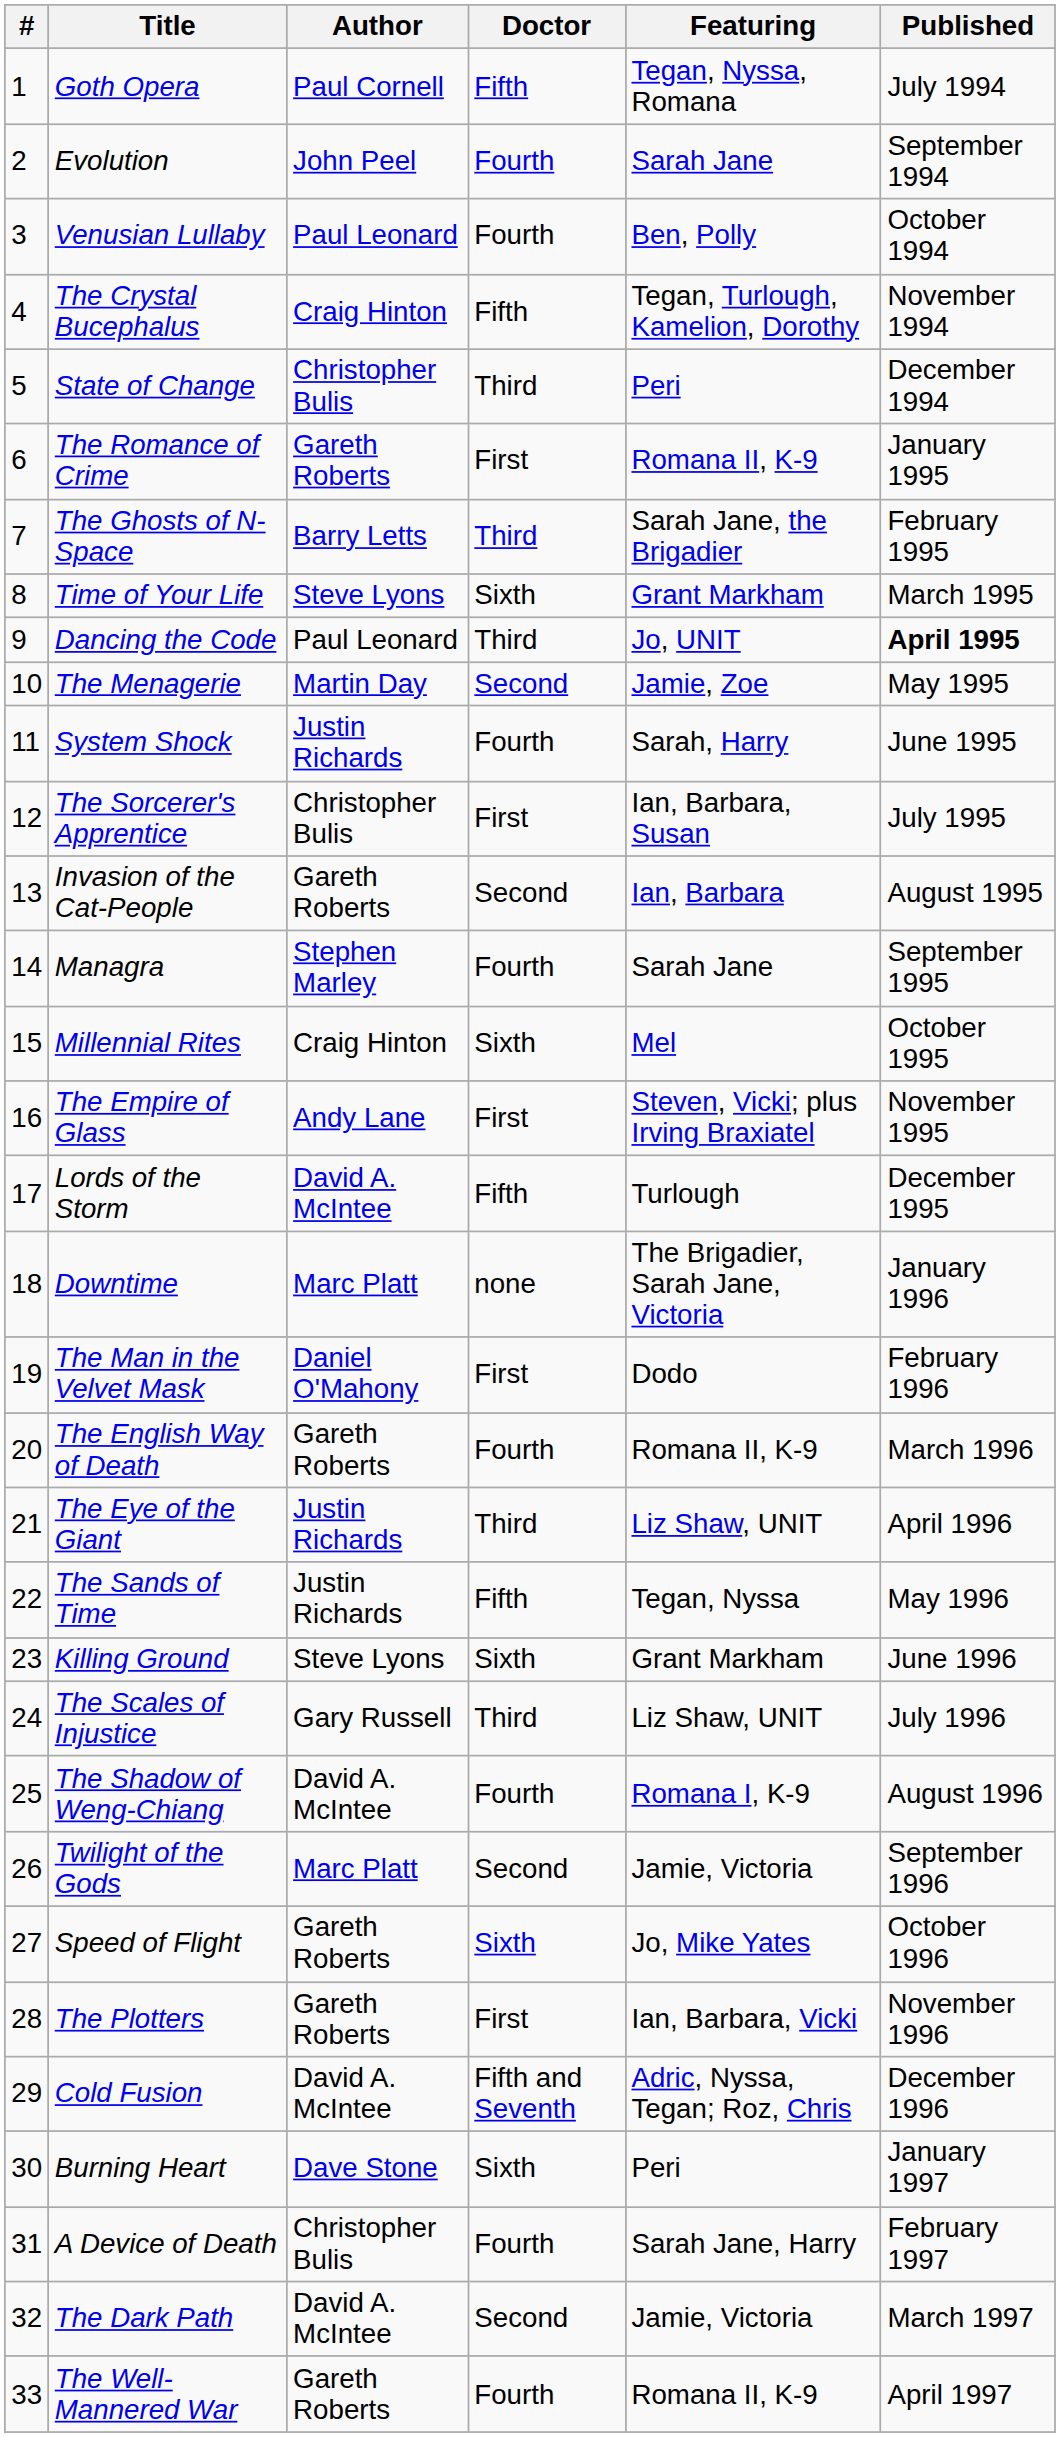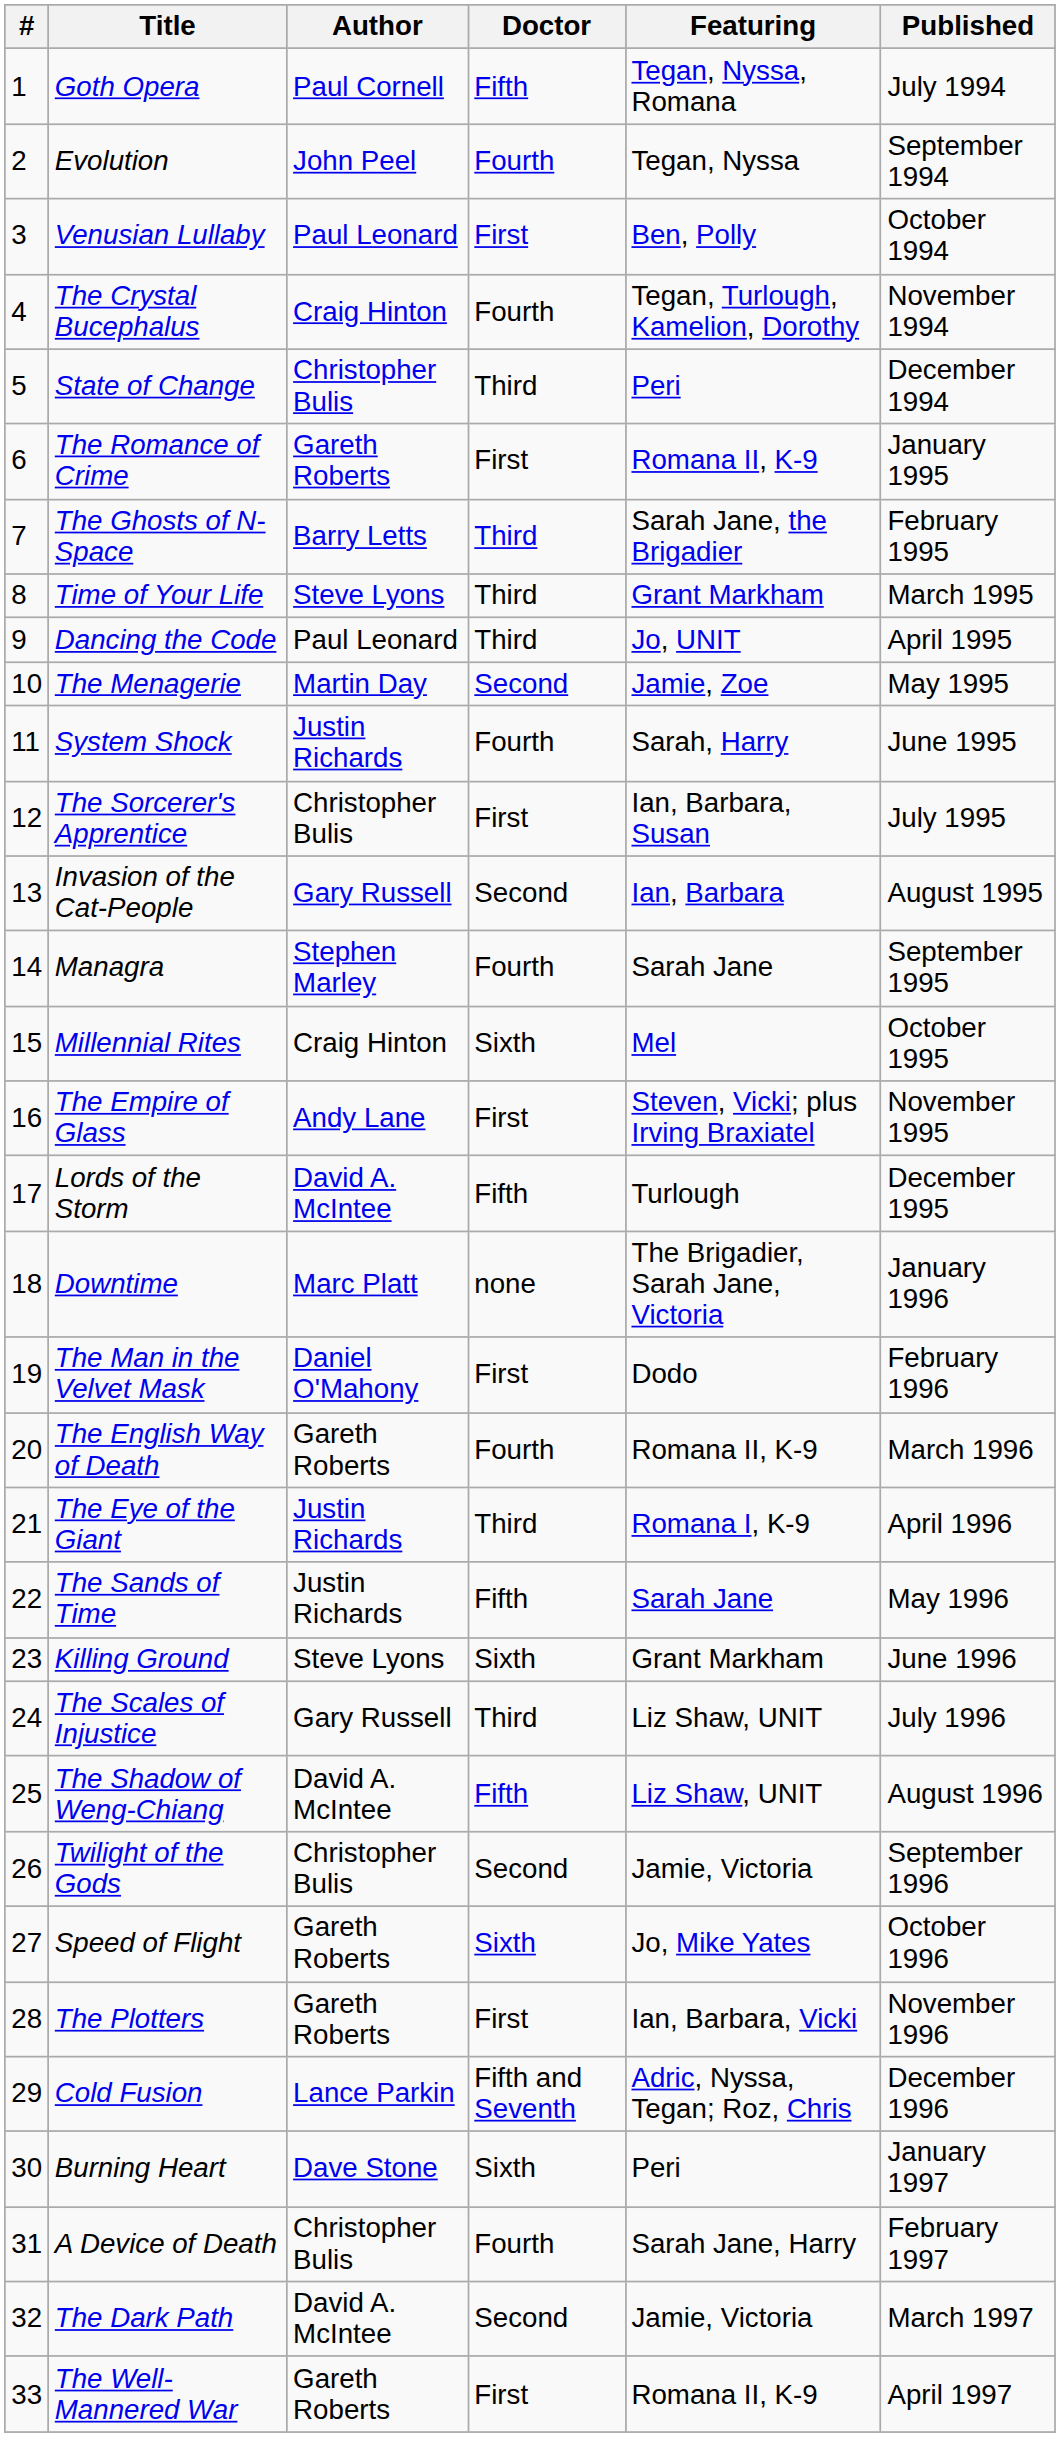(702, 160) Sarah Jane -> (715, 160) Tegan, Nyssa
(514, 235) Fourth -> (501, 235) First
(501, 311) Fifth -> (514, 311) Fourth
(505, 595) Sixth -> (506, 595) Third
(954, 639) bold -> (950, 639) normal
(342, 892) Gareth Roberts -> (372, 892) Gary Russell
(727, 1524) Liz Shaw, UNIT -> (721, 1524) Romana I, K-9
(715, 1599) Tegan, Nyssa -> (702, 1599) Sarah Jane
(514, 1793) Fourth -> (501, 1793) Fifth
(721, 1793) Romana I, K-9 -> (727, 1793) Liz Shaw, UNIT
(355, 1868) Marc Platt -> (365, 1868) Christopher Bulis
(345, 2093) David A. McIntee -> (374, 2093) Lance Parkin
(514, 2393) Fourth -> (501, 2393) First
